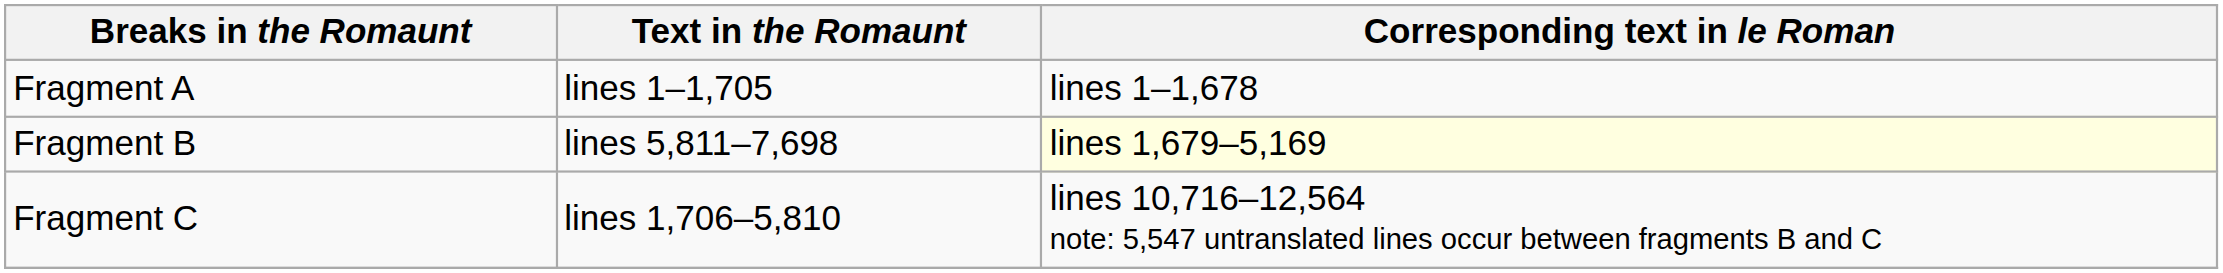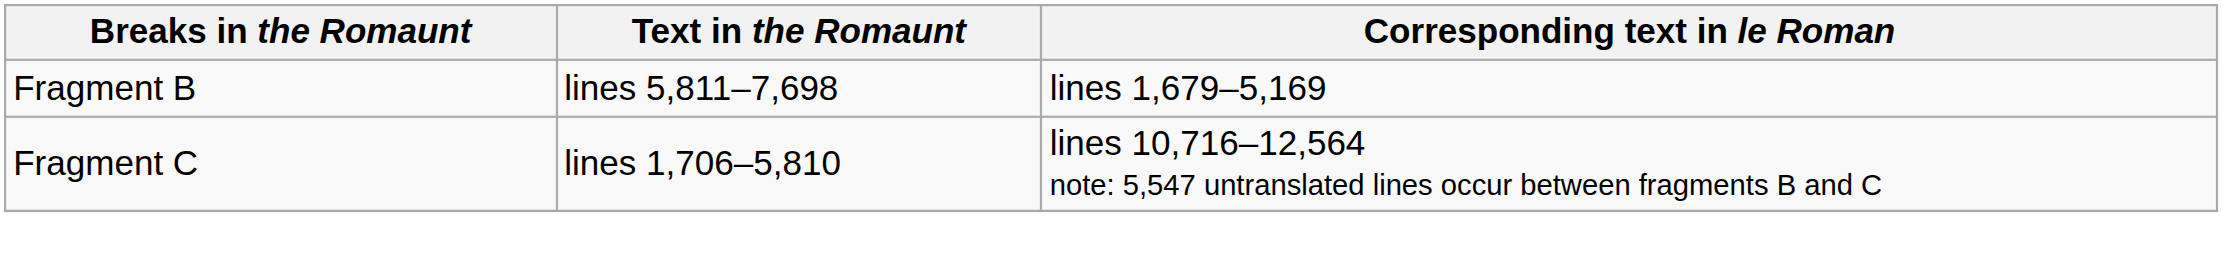- row: (104, 87)
(1188, 143) lightyellow background -> (1188, 87) no background
